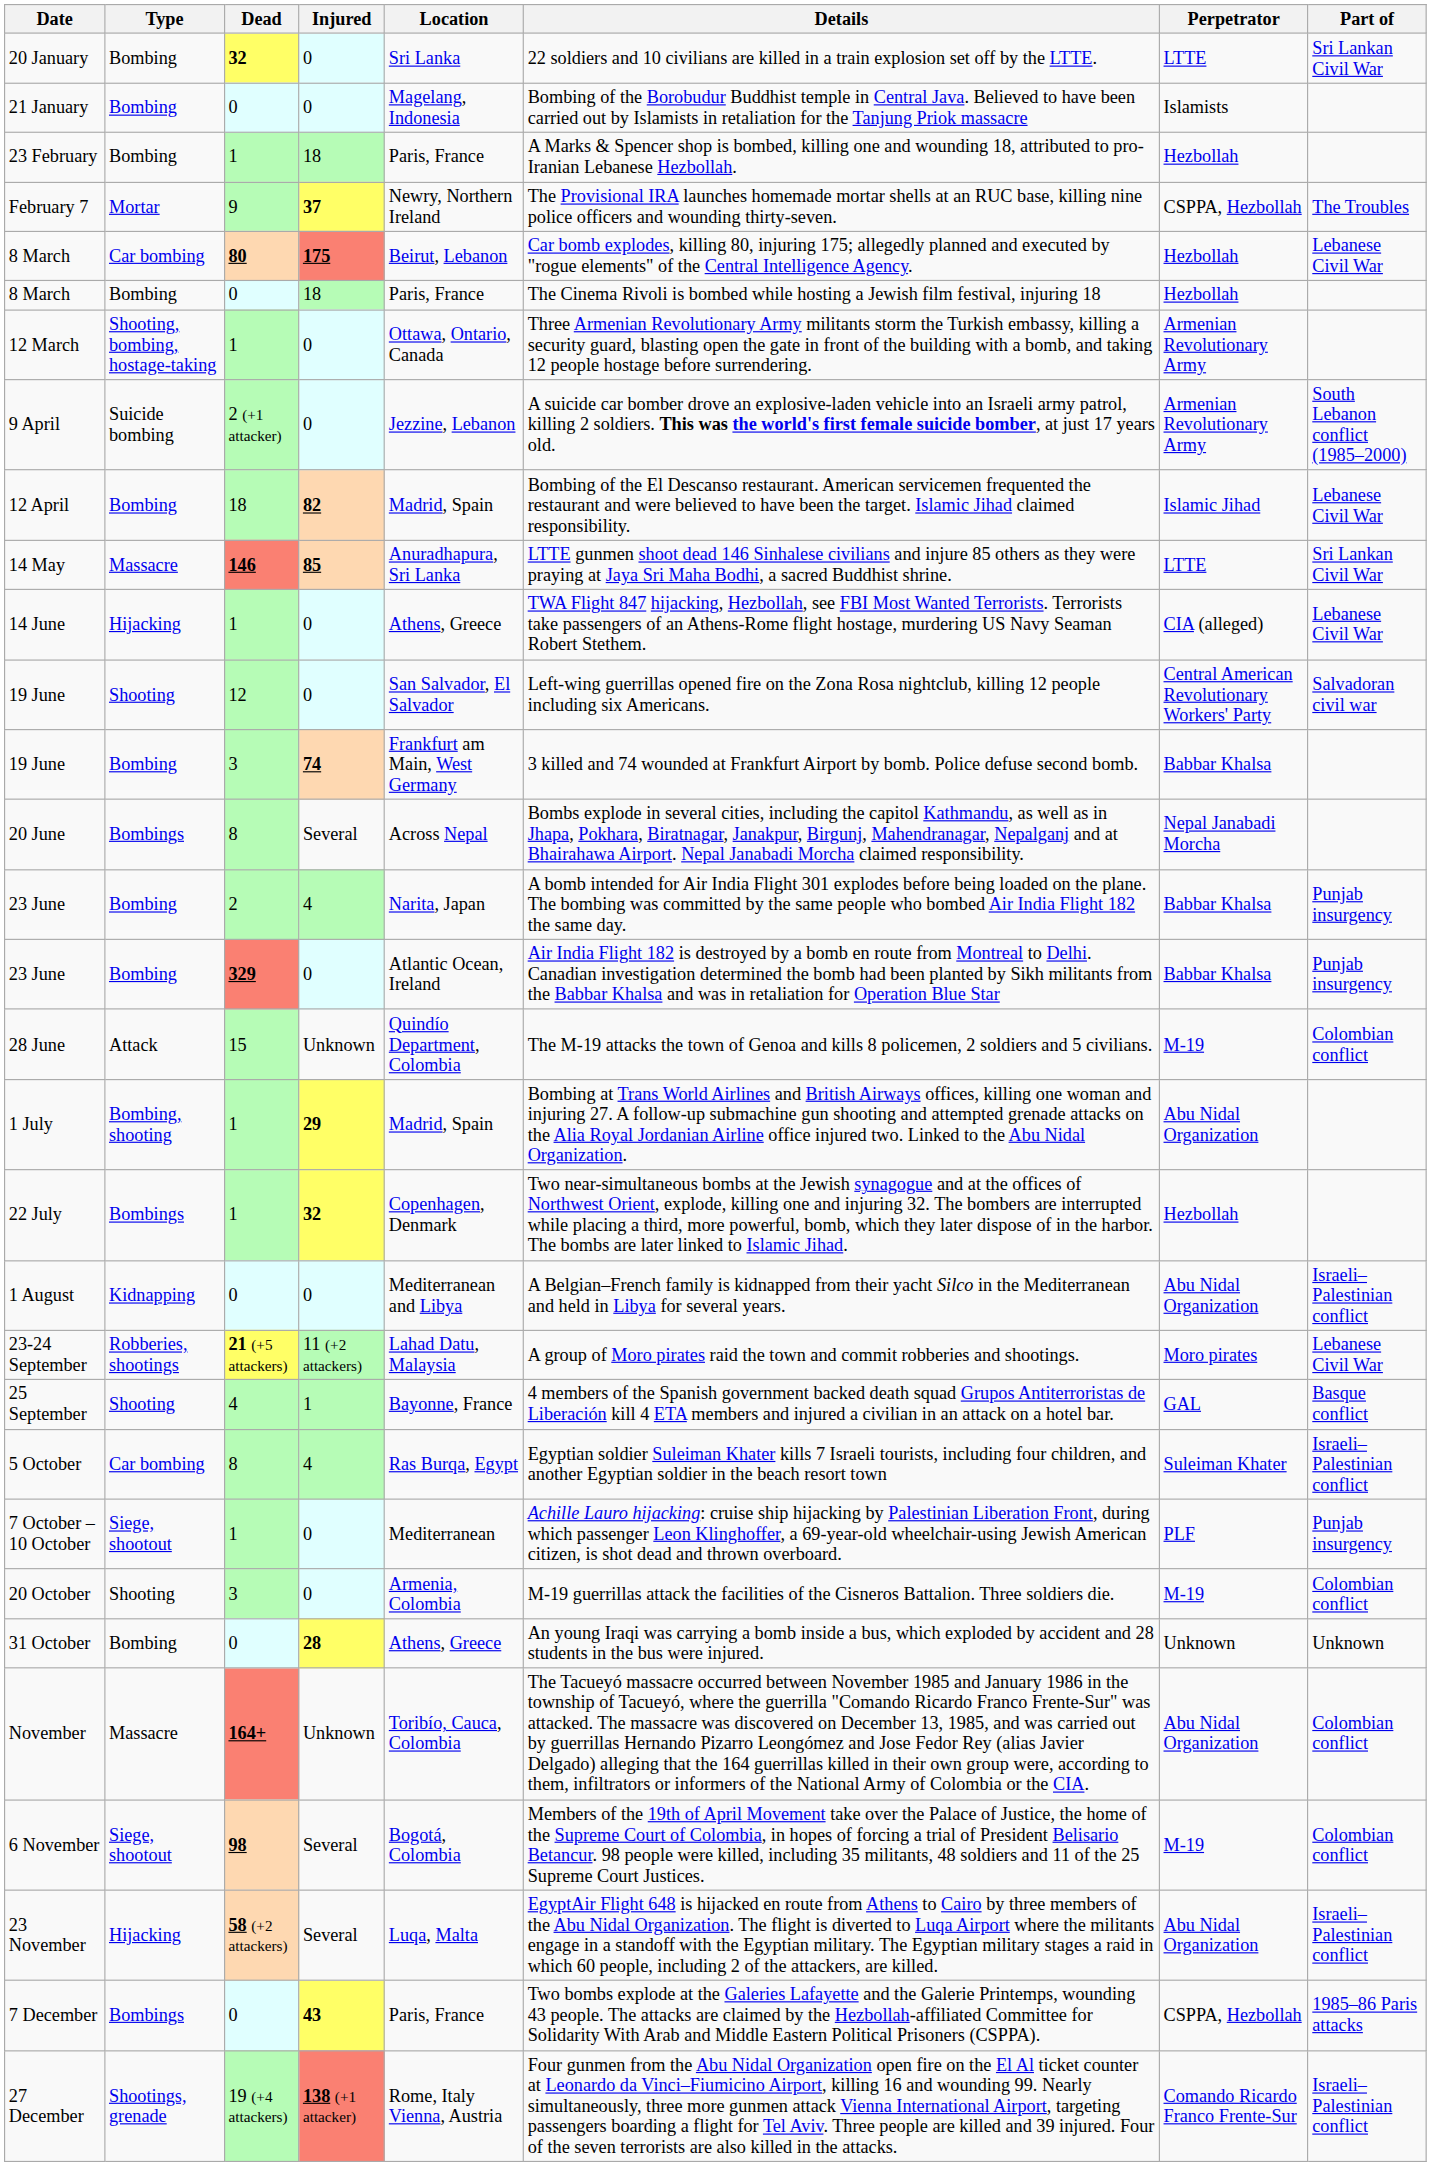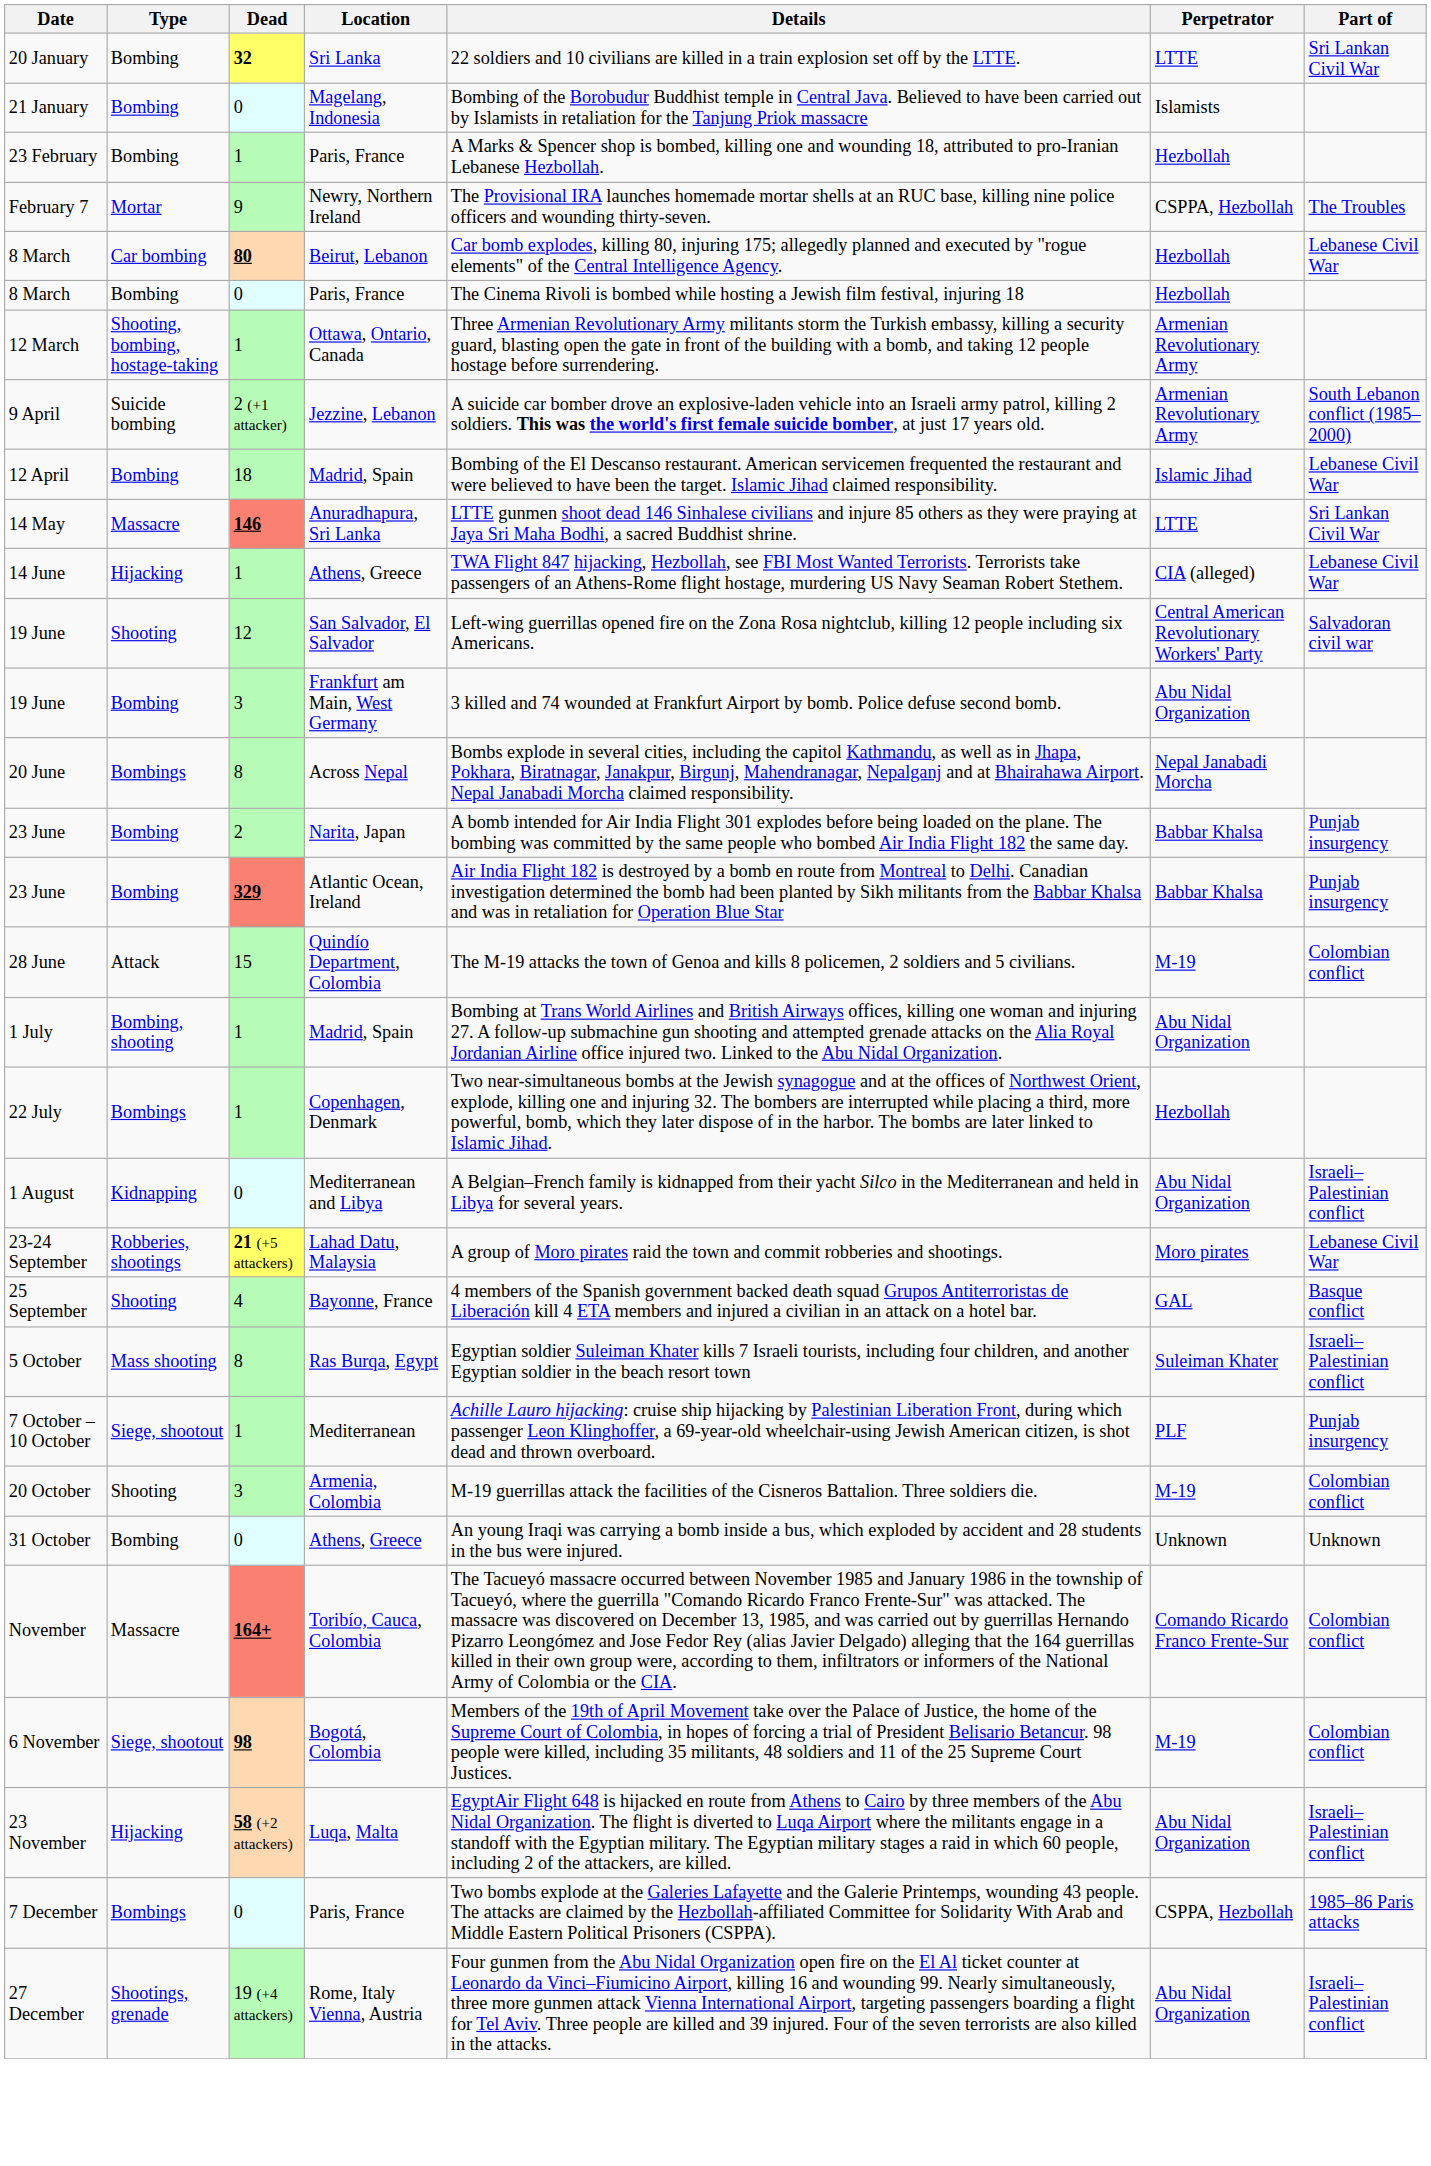- column: (342, 18)
(1217, 764) Babbar Khalsa -> (1202, 702) Abu Nidal Organization
(157, 1464) Car bombing -> (164, 1361) Mass shooting
(1211, 1733) Abu Nidal Organization -> (1222, 1631) Comando Ricardo Franco Frente-Sur
(1230, 2105) Comando Ricardo Franco Frente-Sur -> (1202, 2003) Abu Nidal Organization
